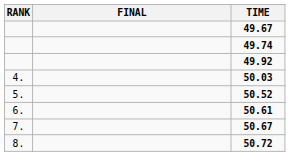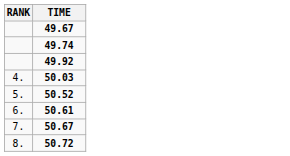- column: (132, 12)
